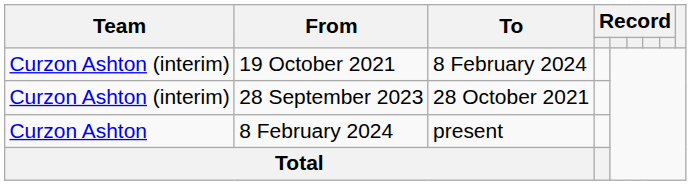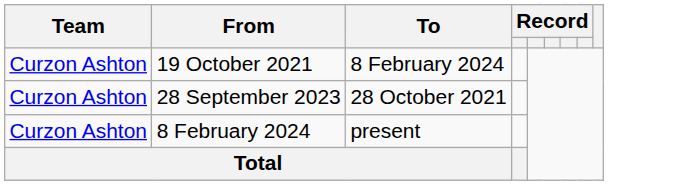(120, 64) Curzon Ashton (interim) -> (78, 64) Curzon Ashton
(120, 97) Curzon Ashton (interim) -> (78, 97) Curzon Ashton
